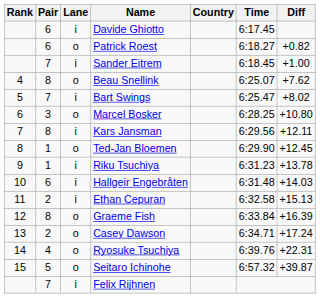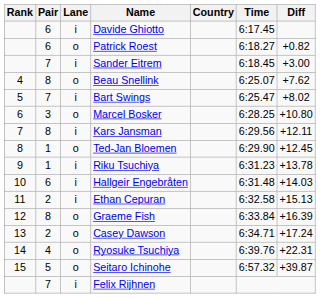(296, 64) +1.00 -> (296, 64) +3.00
